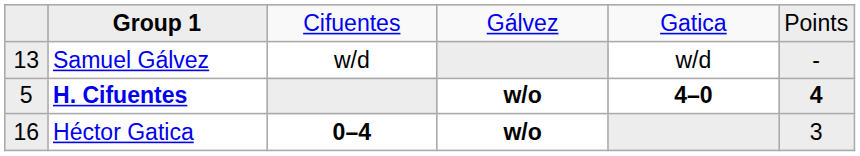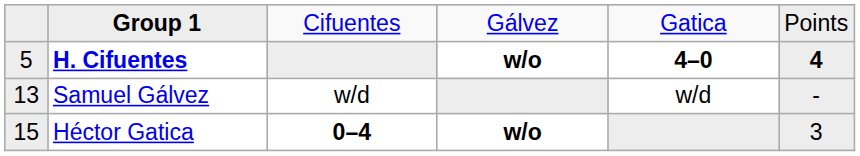rows swapped: (120, 96) <-> (131, 60)
(26, 133) 16 -> (26, 133) 15
